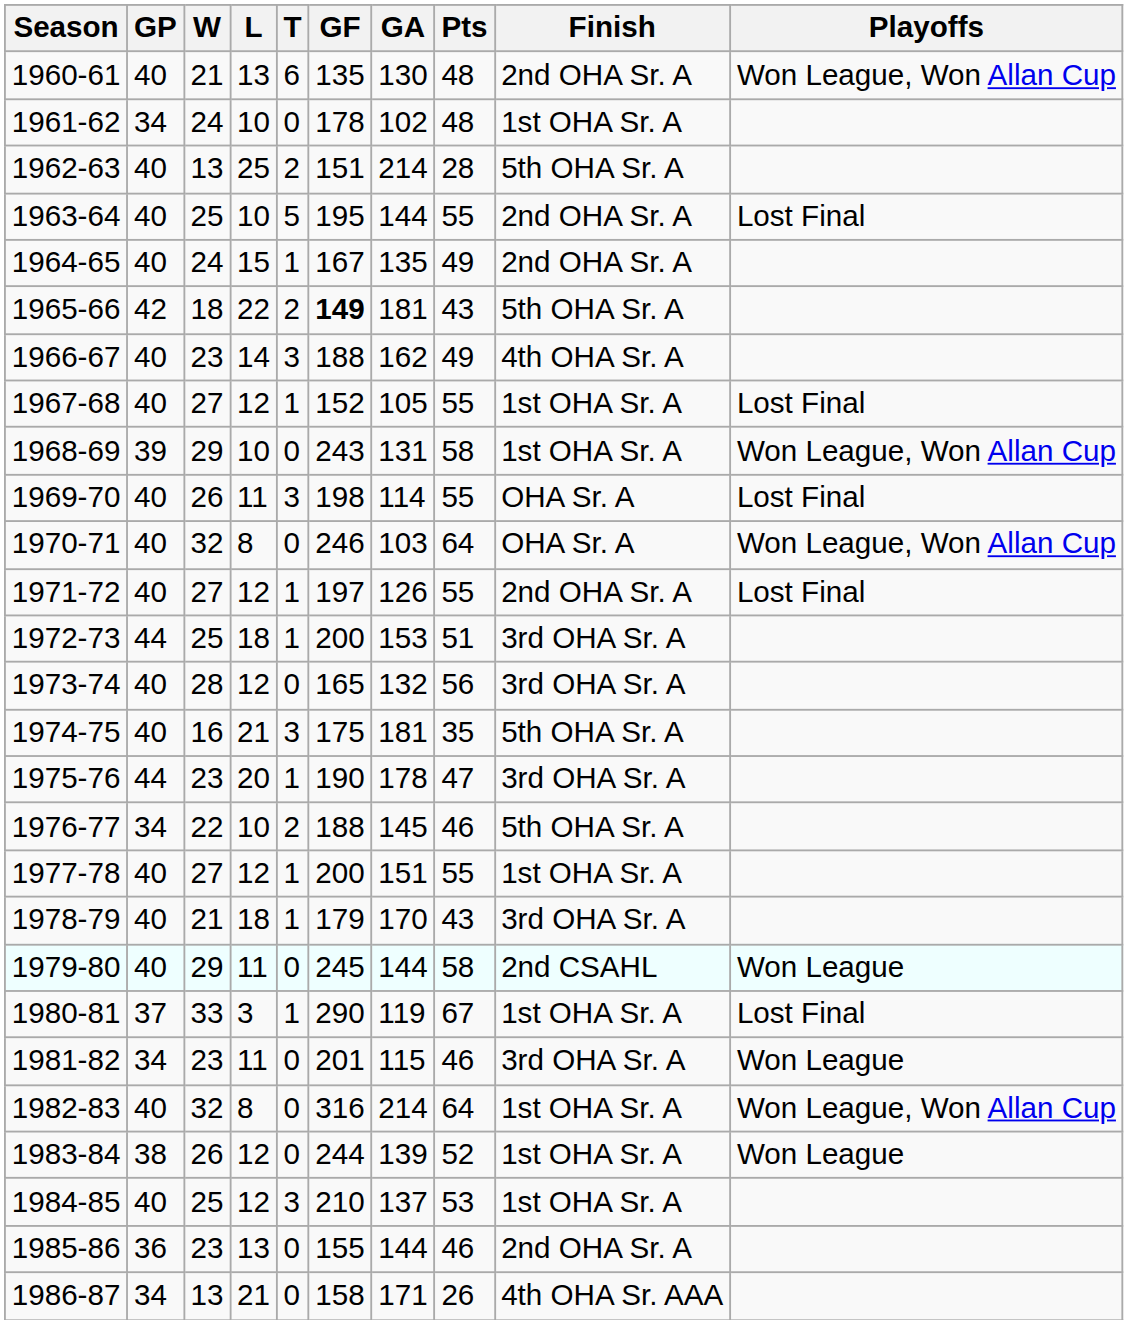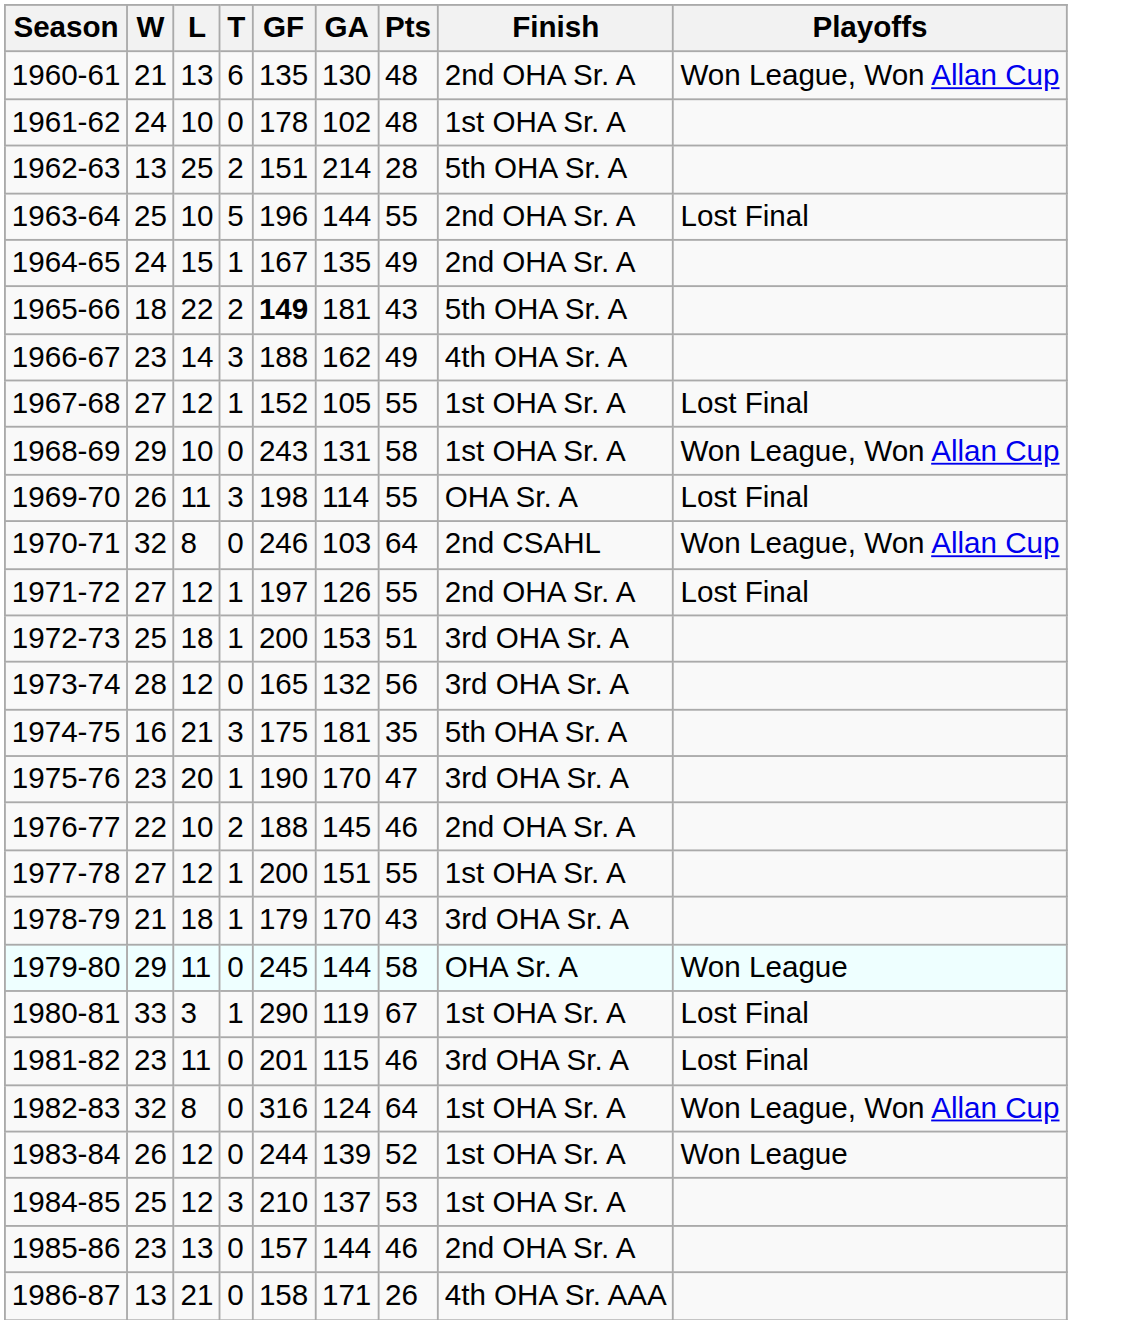- column: (155, 27)
(340, 215) 195 -> (284, 215) 196
(568, 544) OHA Sr. A -> (523, 544) 2nd CSAHL
(403, 779) 178 -> (347, 779) 170
(592, 826) 5th OHA Sr. A -> (540, 826) 2nd OHA Sr. A
(579, 966) 2nd CSAHL -> (511, 966) OHA Sr. A
(821, 1060) Won League -> (745, 1060) Lost Final
(403, 1107) 214 -> (347, 1107) 124
(340, 1248) 155 -> (284, 1248) 157
